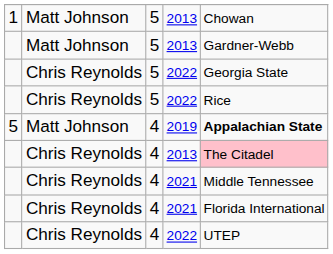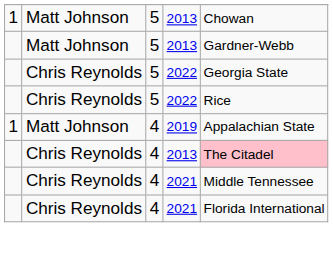(13, 126) 5 -> (13, 126) 1
(263, 127) bold -> (259, 127) normal
- row: (155, 235)
